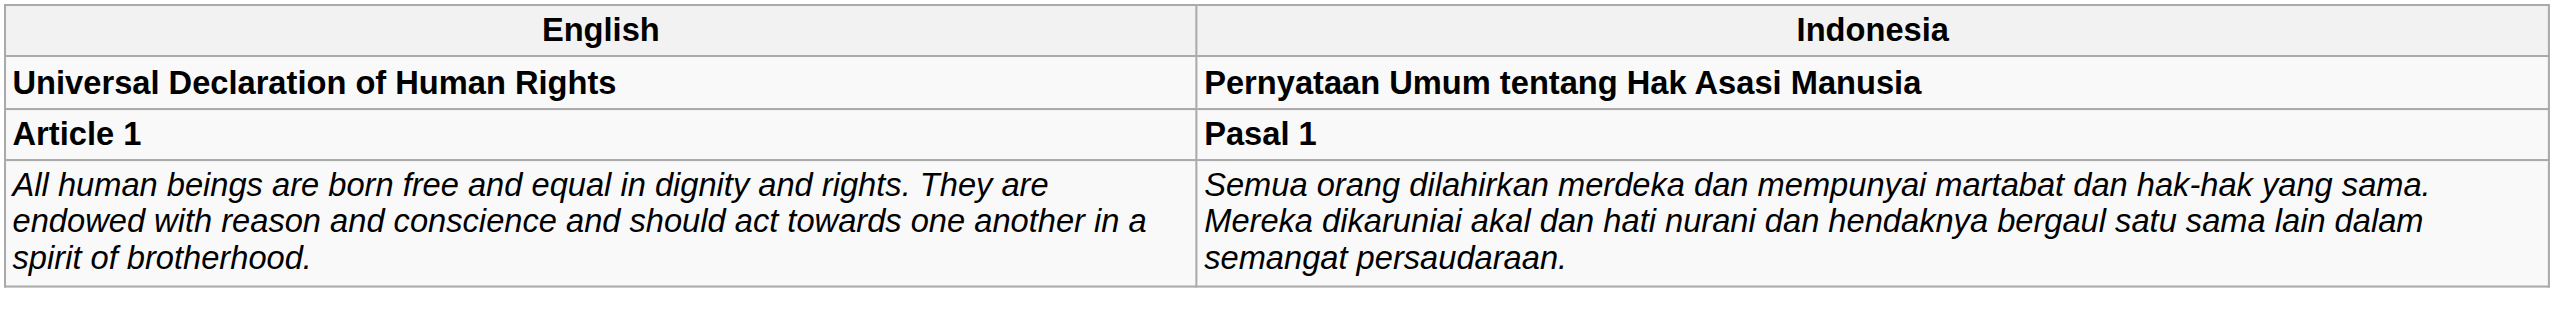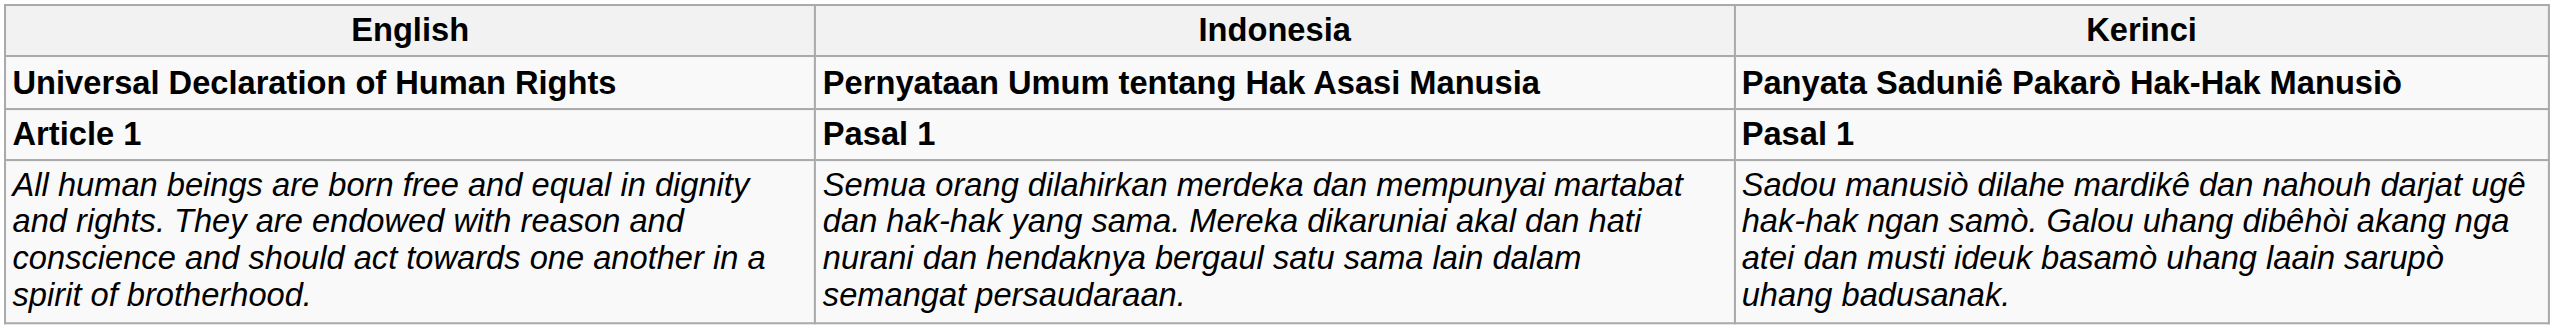+ column: (2142, 30)
